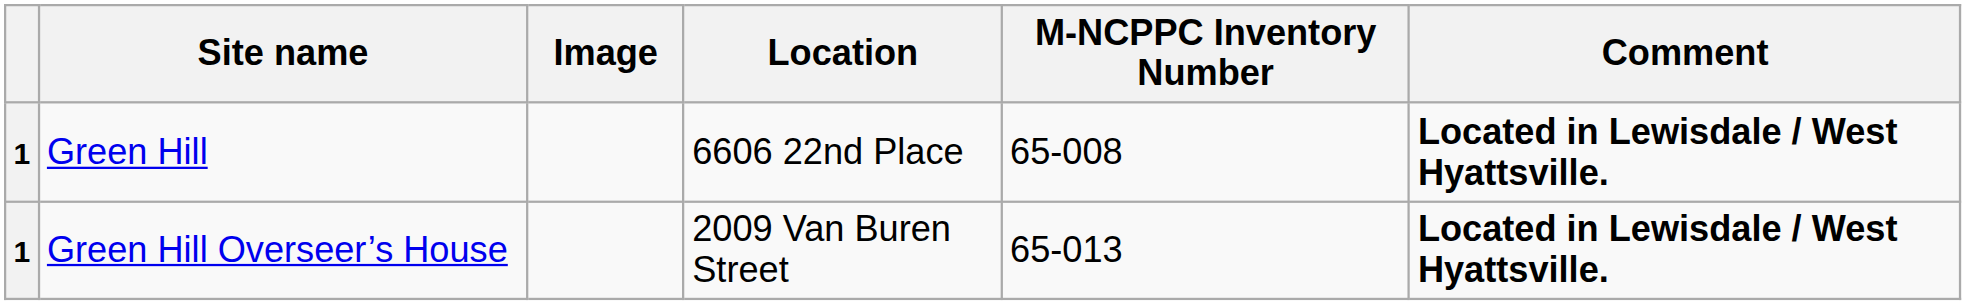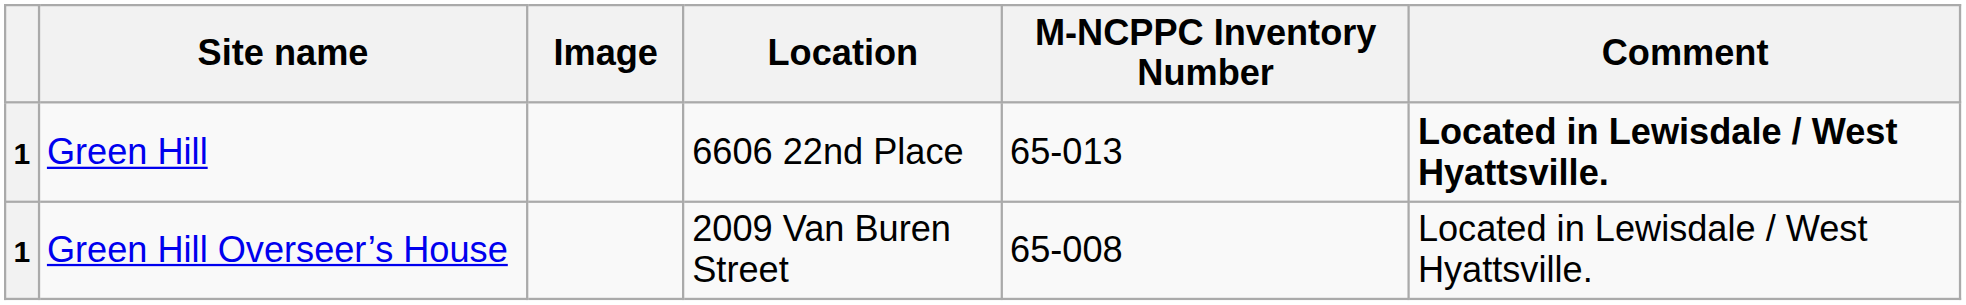(1066, 151) 65-008 -> (1066, 151) 65-013
(1066, 249) 65-013 -> (1066, 249) 65-008
(1658, 249) bold -> (1643, 249) normal
